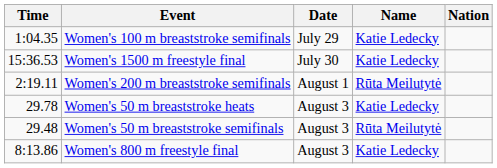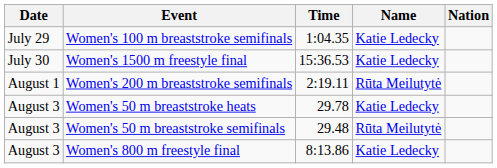columns swapped: (323, 15) <-> (33, 15)
